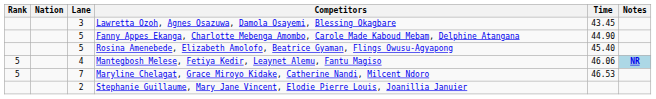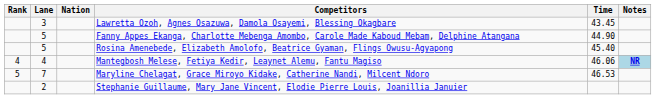columns swapped: (81, 11) <-> (49, 11)
(17, 62) 5 -> (17, 62) 4
